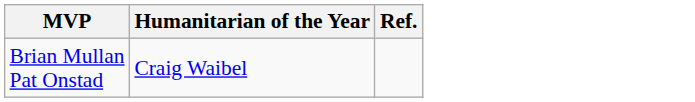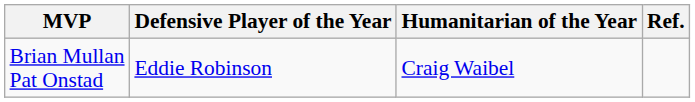+ column: (263, 21)
